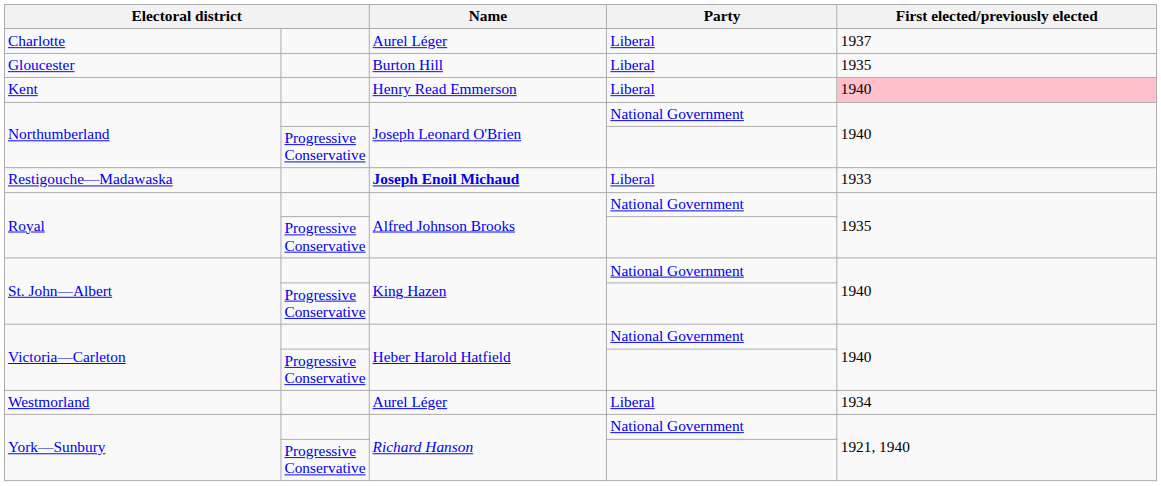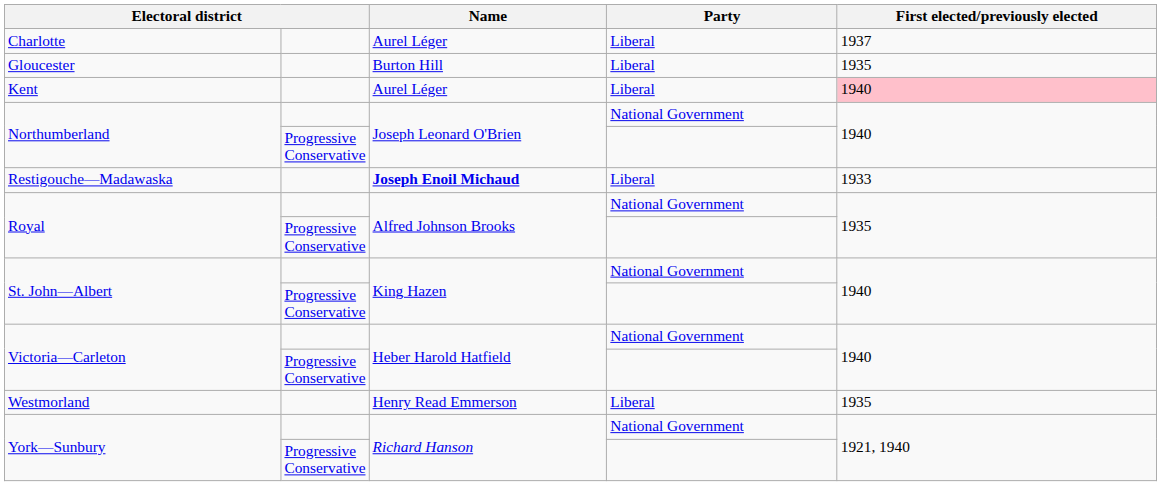(445, 89) Henry Read Emmerson -> (410, 89) Aurel Léger
(410, 402) Aurel Léger -> (445, 402) Henry Read Emmerson
(856, 402) 1934 -> (856, 402) 1935
